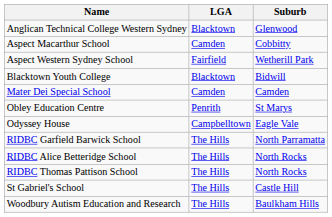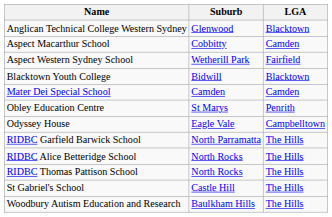columns swapped: (290, 12) <-> (221, 12)
